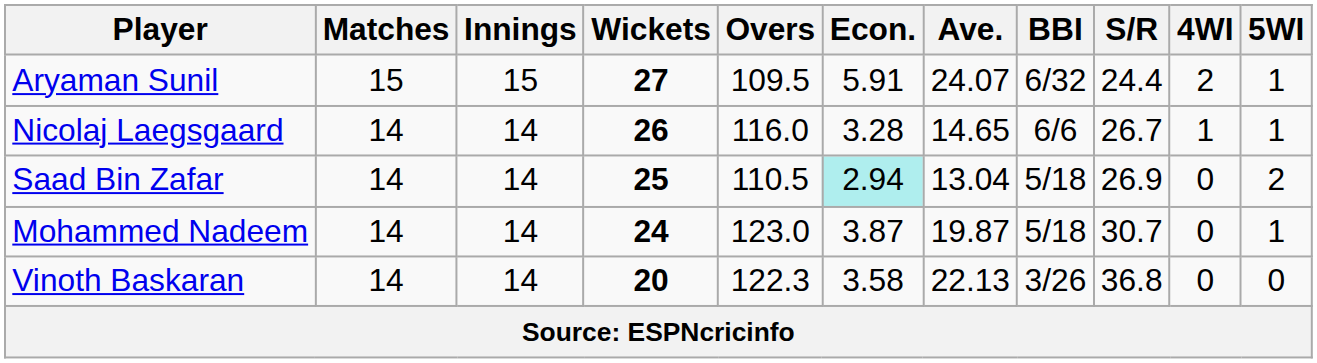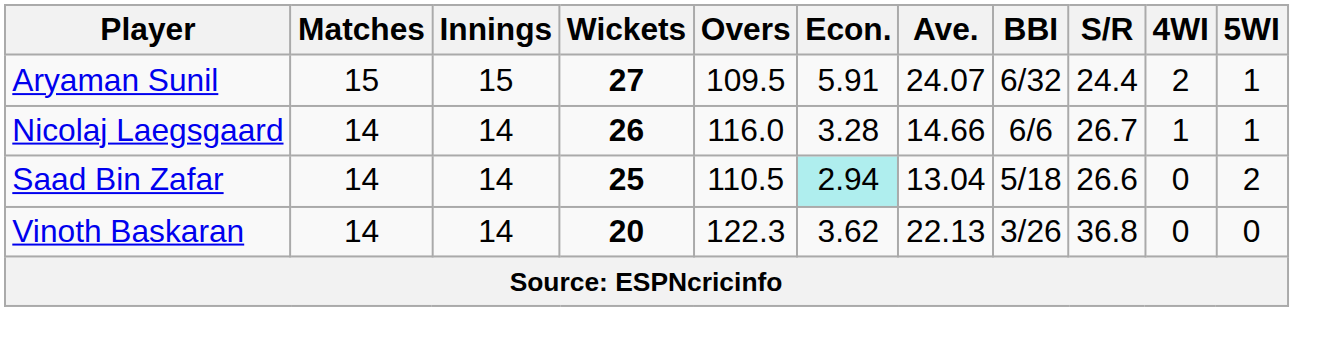(970, 130) 14.65 -> (946, 130) 14.66
(1132, 180) 26.9 -> (1107, 180) 26.6
- row: (160, 230)
(873, 280) 3.58 -> (848, 230) 3.62
